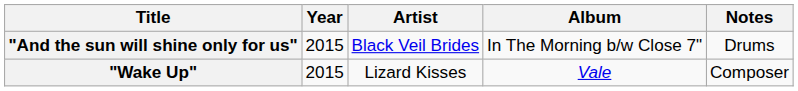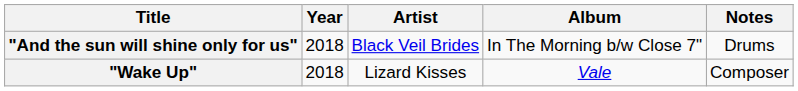(325, 45) 2015 -> (325, 45) 2018
(325, 72) 2015 -> (325, 72) 2018
